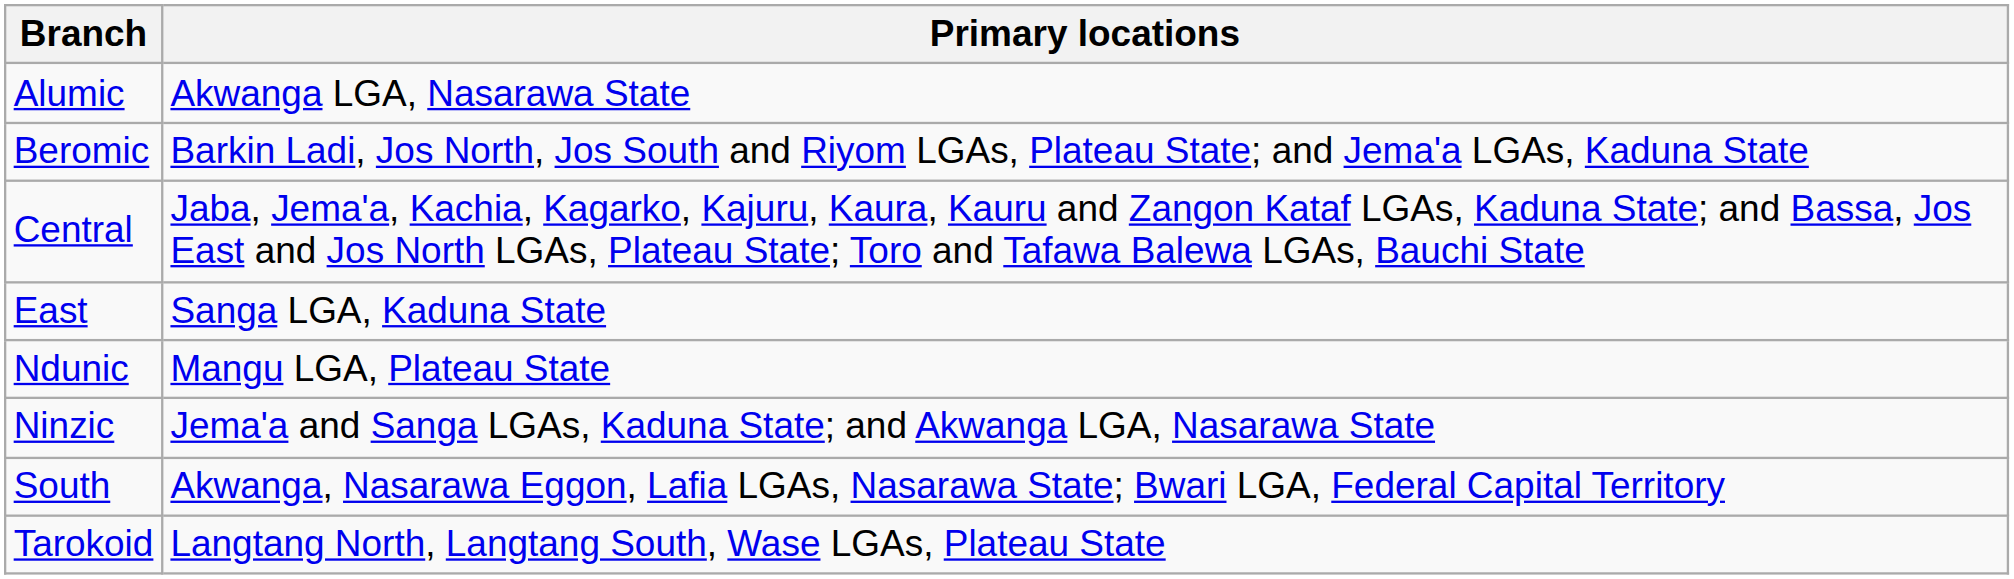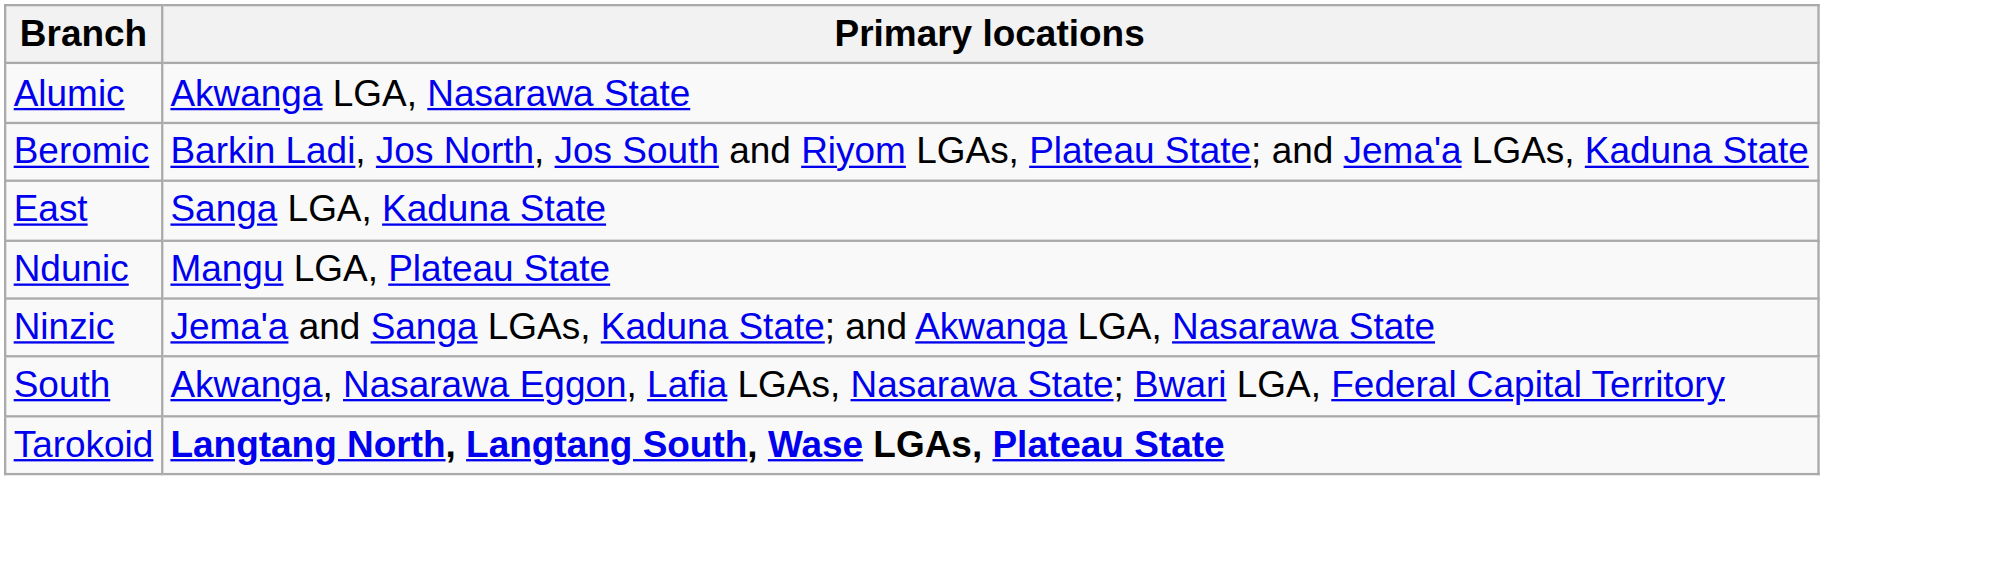- row: (73, 230)
(668, 544) normal -> (698, 444) bold
